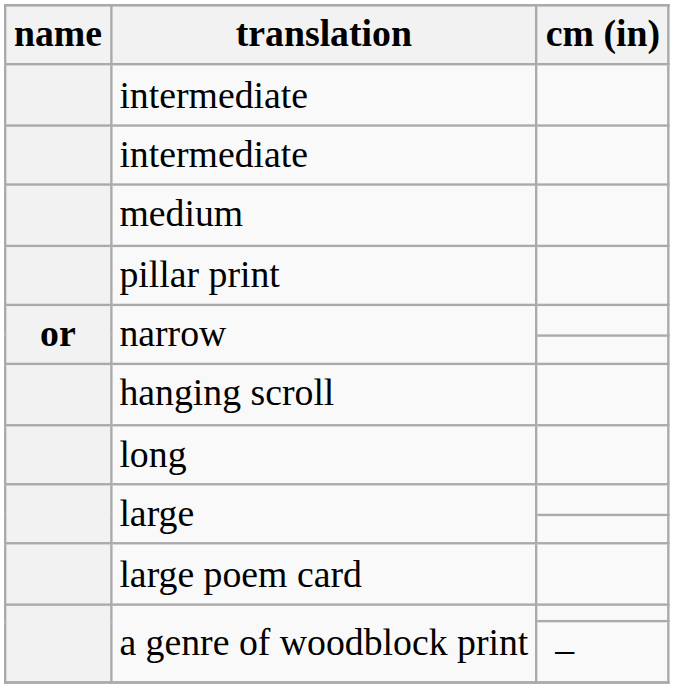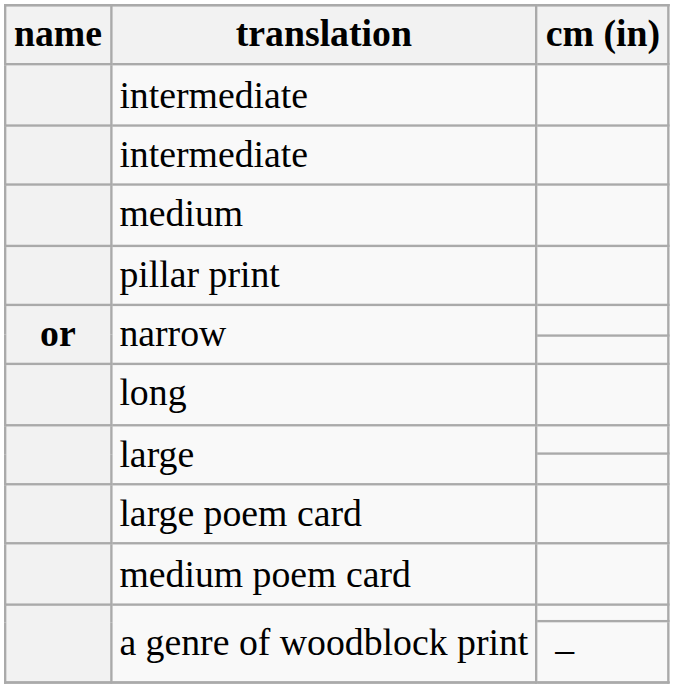- row: (227, 393)
+ row: (265, 573)
